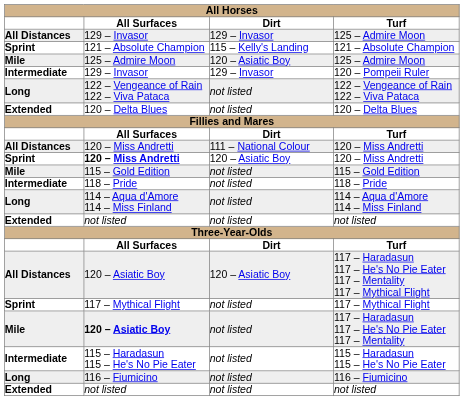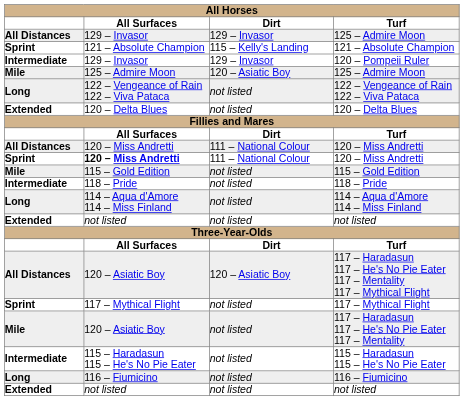rows swapped: (15, 60) <-> (36, 73)
(250, 159) 120 – Asiatic Boy -> (260, 159) 111 – National Colour
(127, 329) bold -> (125, 329) normal
